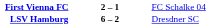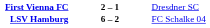(179, 6) FC Schalke 04 -> (175, 6) Dresdner SC
(175, 19) Dresdner SC -> (179, 19) FC Schalke 04
